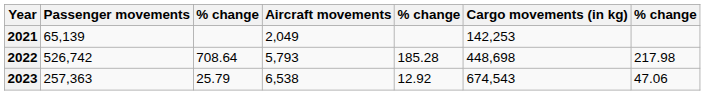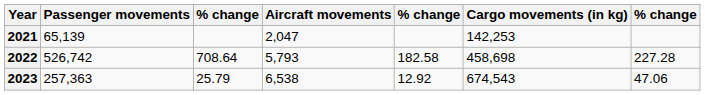(282, 36) 2,049 -> (282, 36) 2,047
(418, 57) 185.28 -> (418, 57) 182.58
(491, 57) 448,698 -> (491, 57) 458,698
(655, 57) 217.98 -> (655, 57) 227.28
